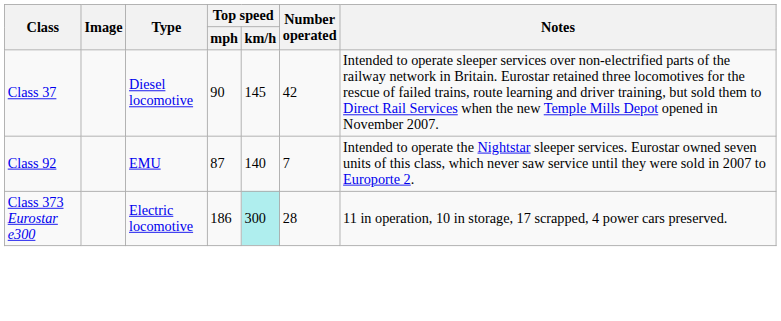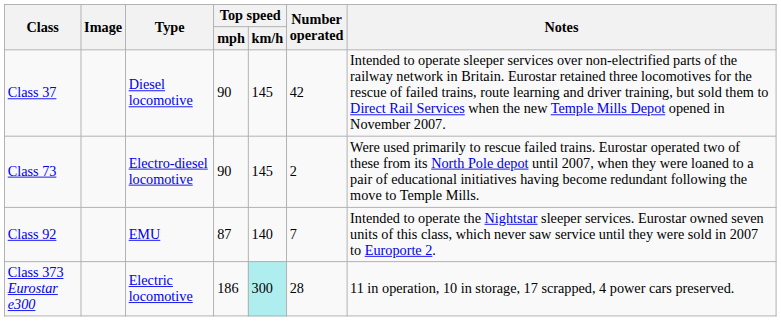+ row: (32, 171)
